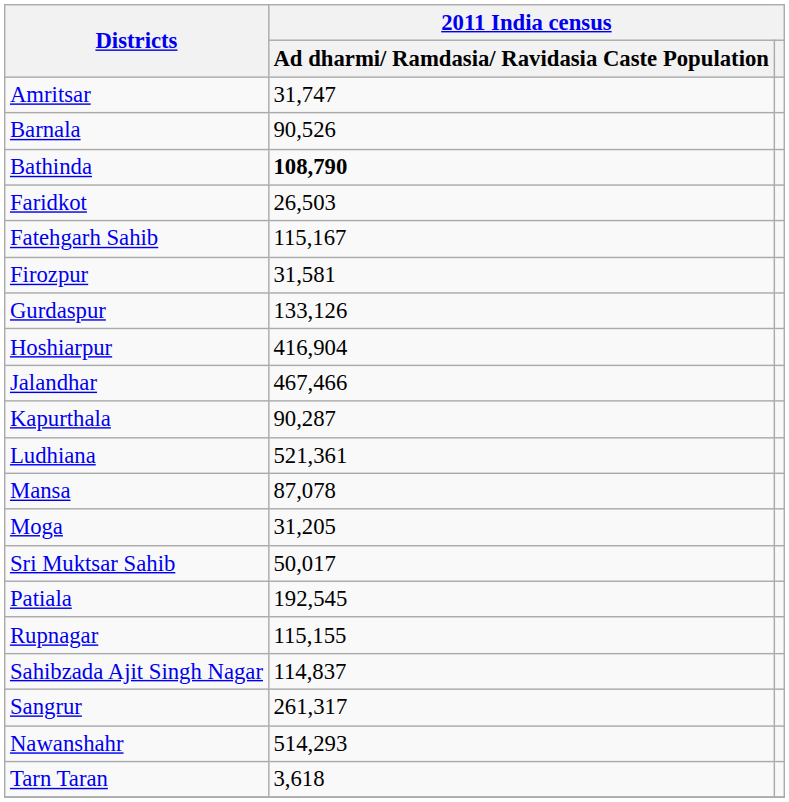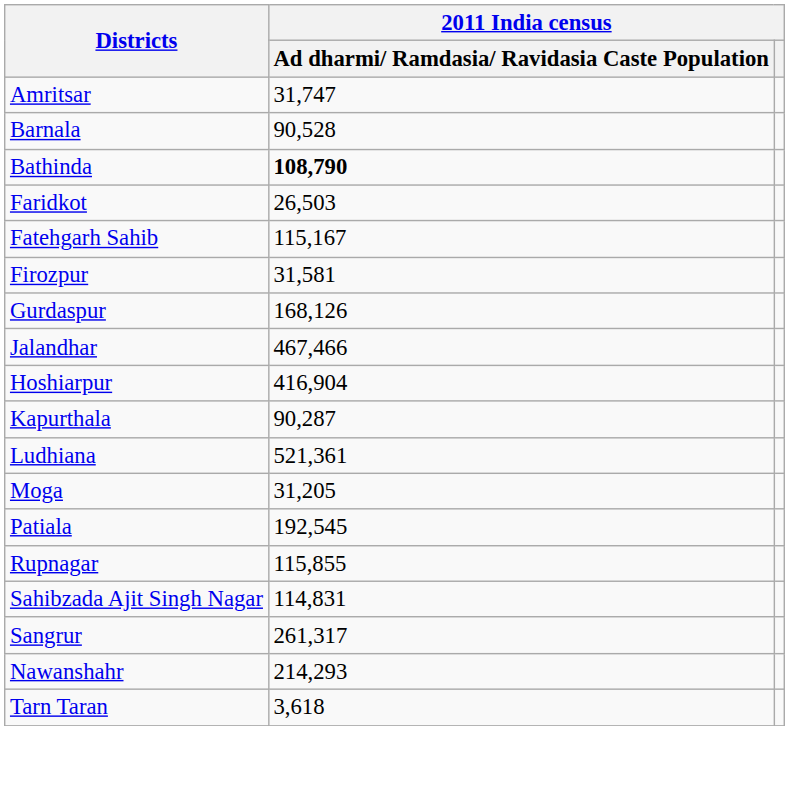(305, 130) 90,526 -> (305, 130) 90,528
(310, 310) 133,126 -> (310, 310) 168,126
rows swapped: (61, 346) <-> (53, 382)
- row: (40, 490)
- row: (93, 563)
(310, 635) 115,155 -> (310, 563) 115,855
(310, 671) 114,837 -> (310, 599) 114,831
(310, 743) 514,293 -> (310, 671) 214,293
